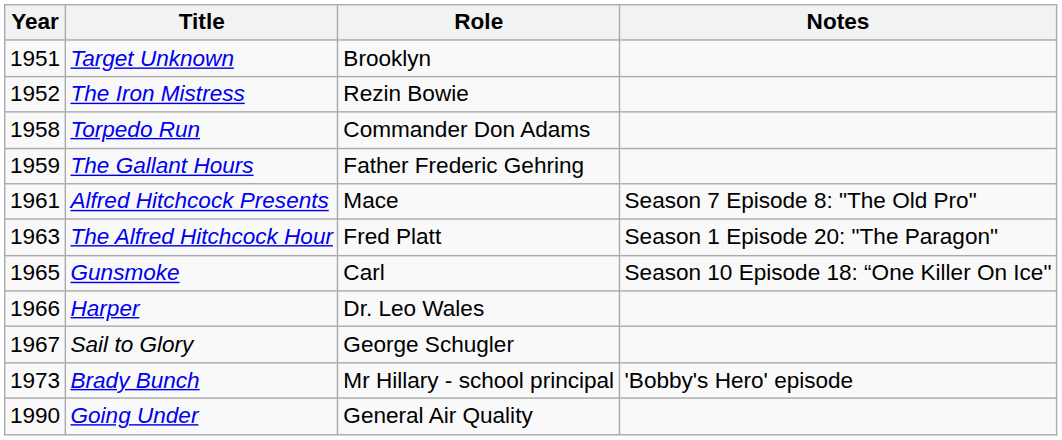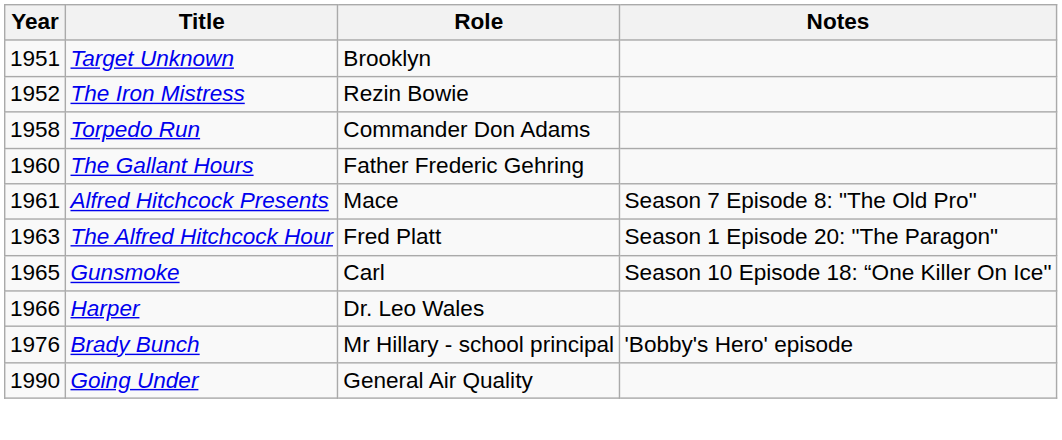(35, 165) 1959 -> (35, 165) 1960
- row: (132, 344)
(35, 380) 1973 -> (35, 344) 1976
